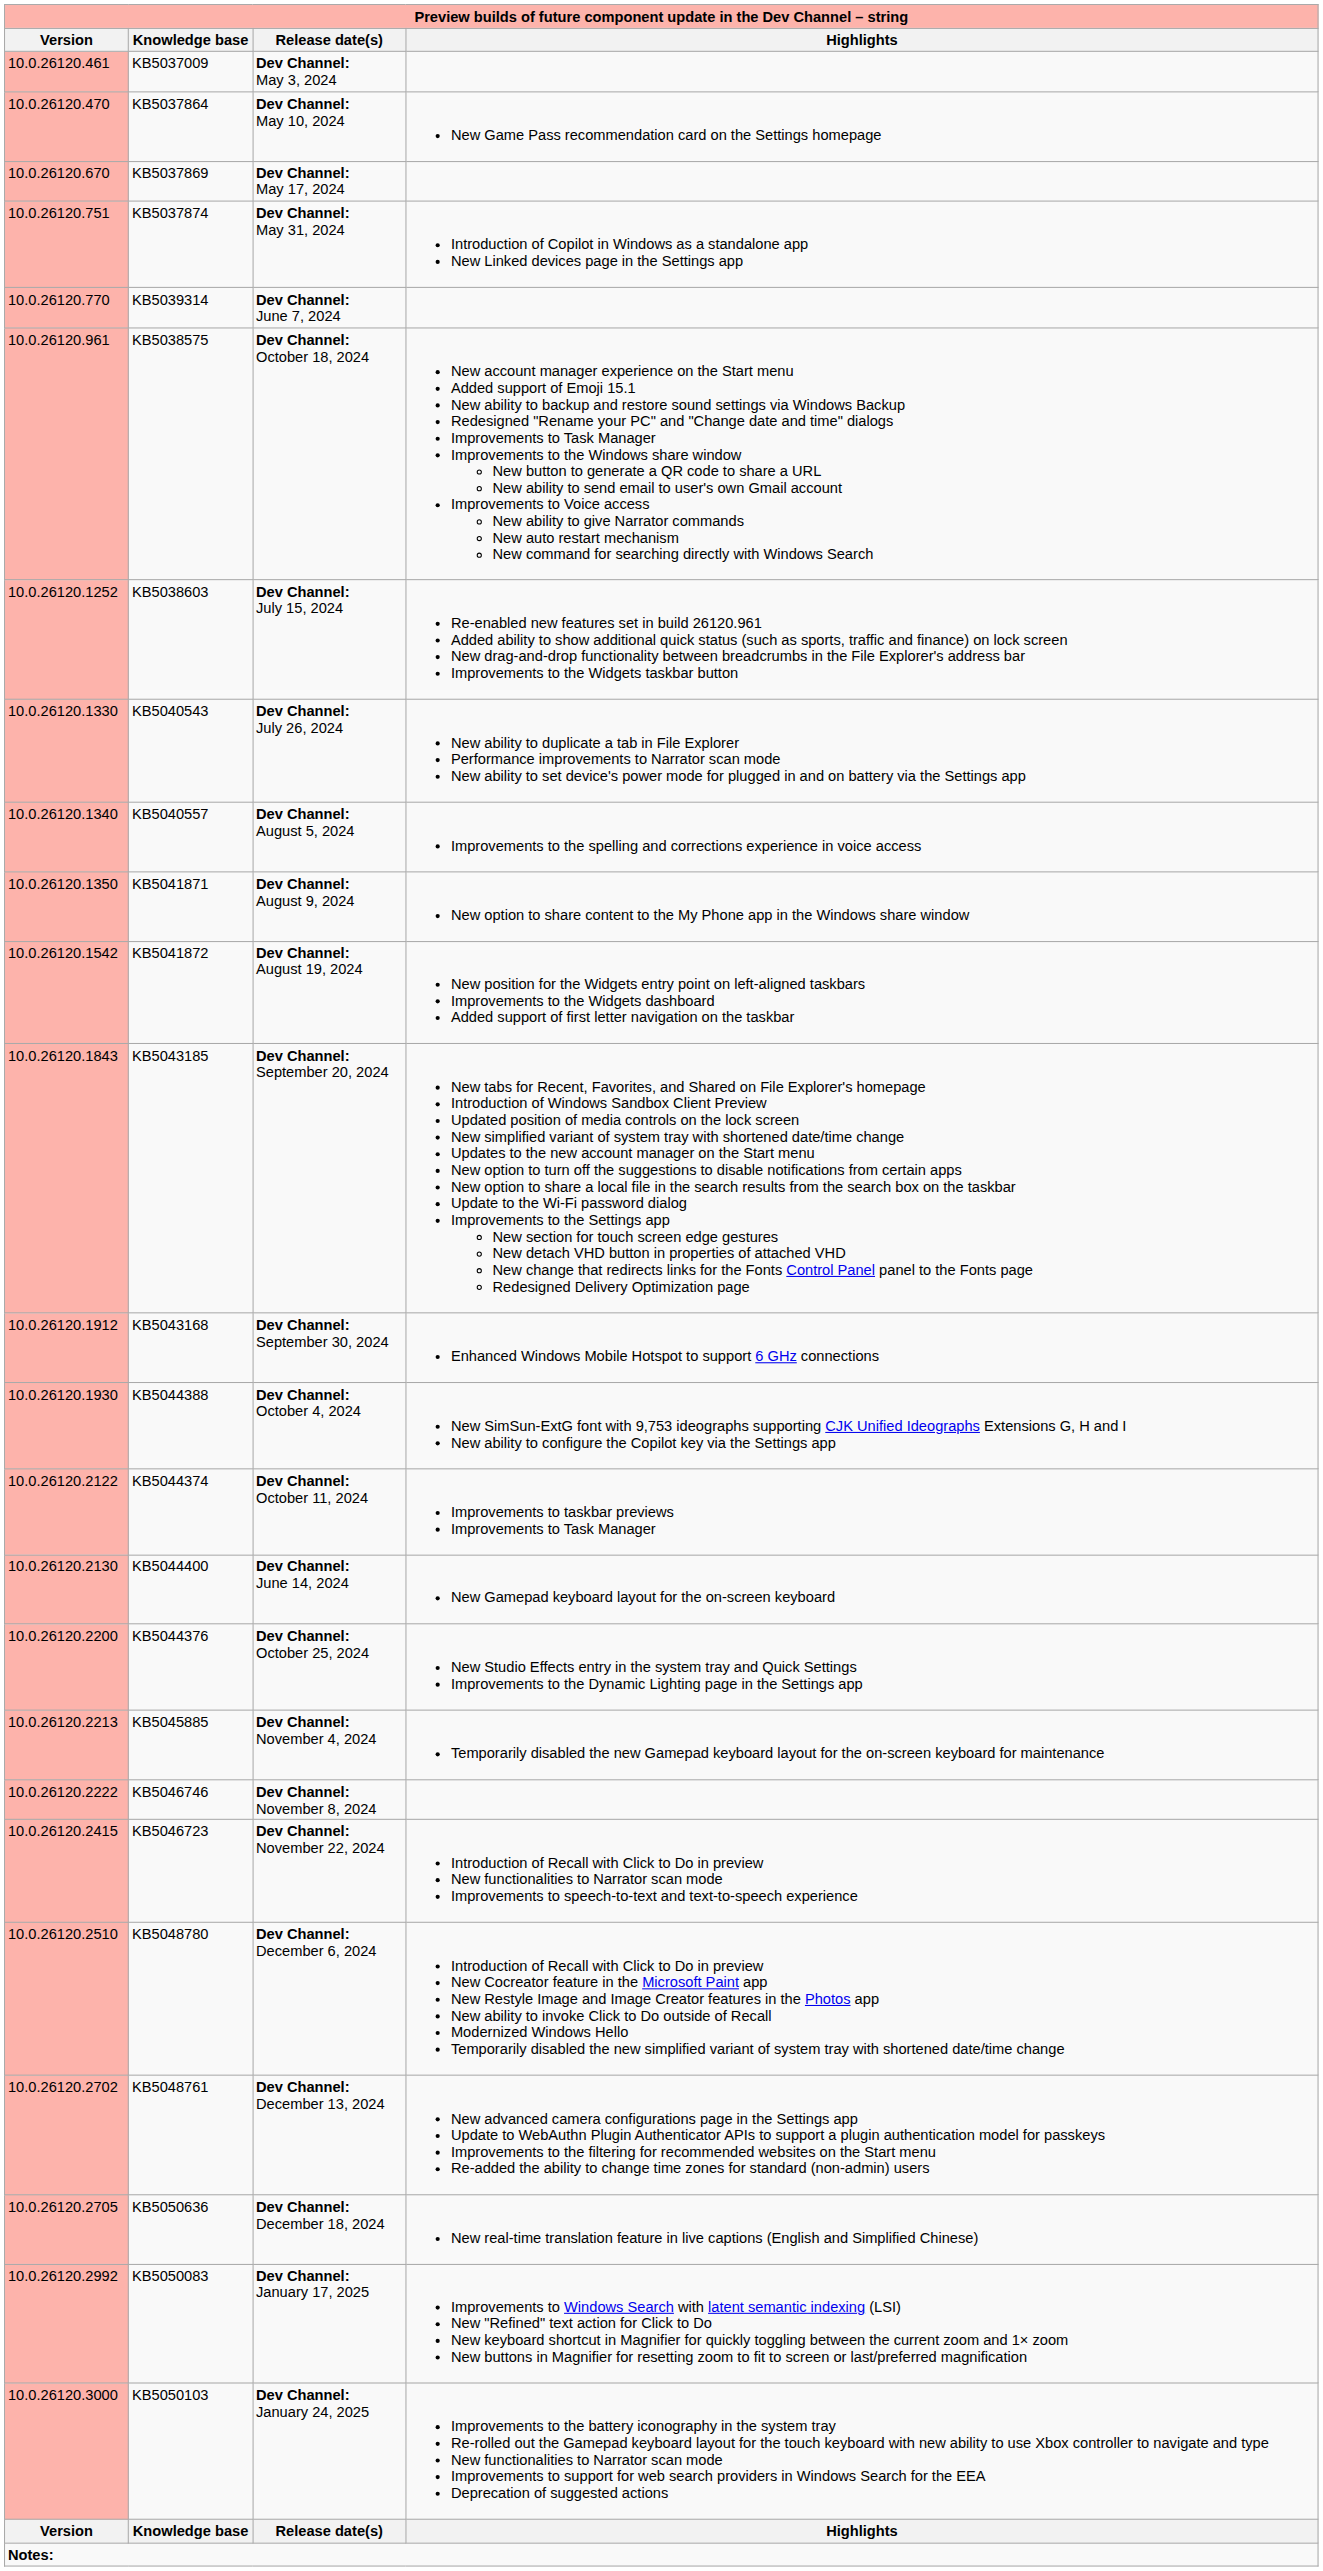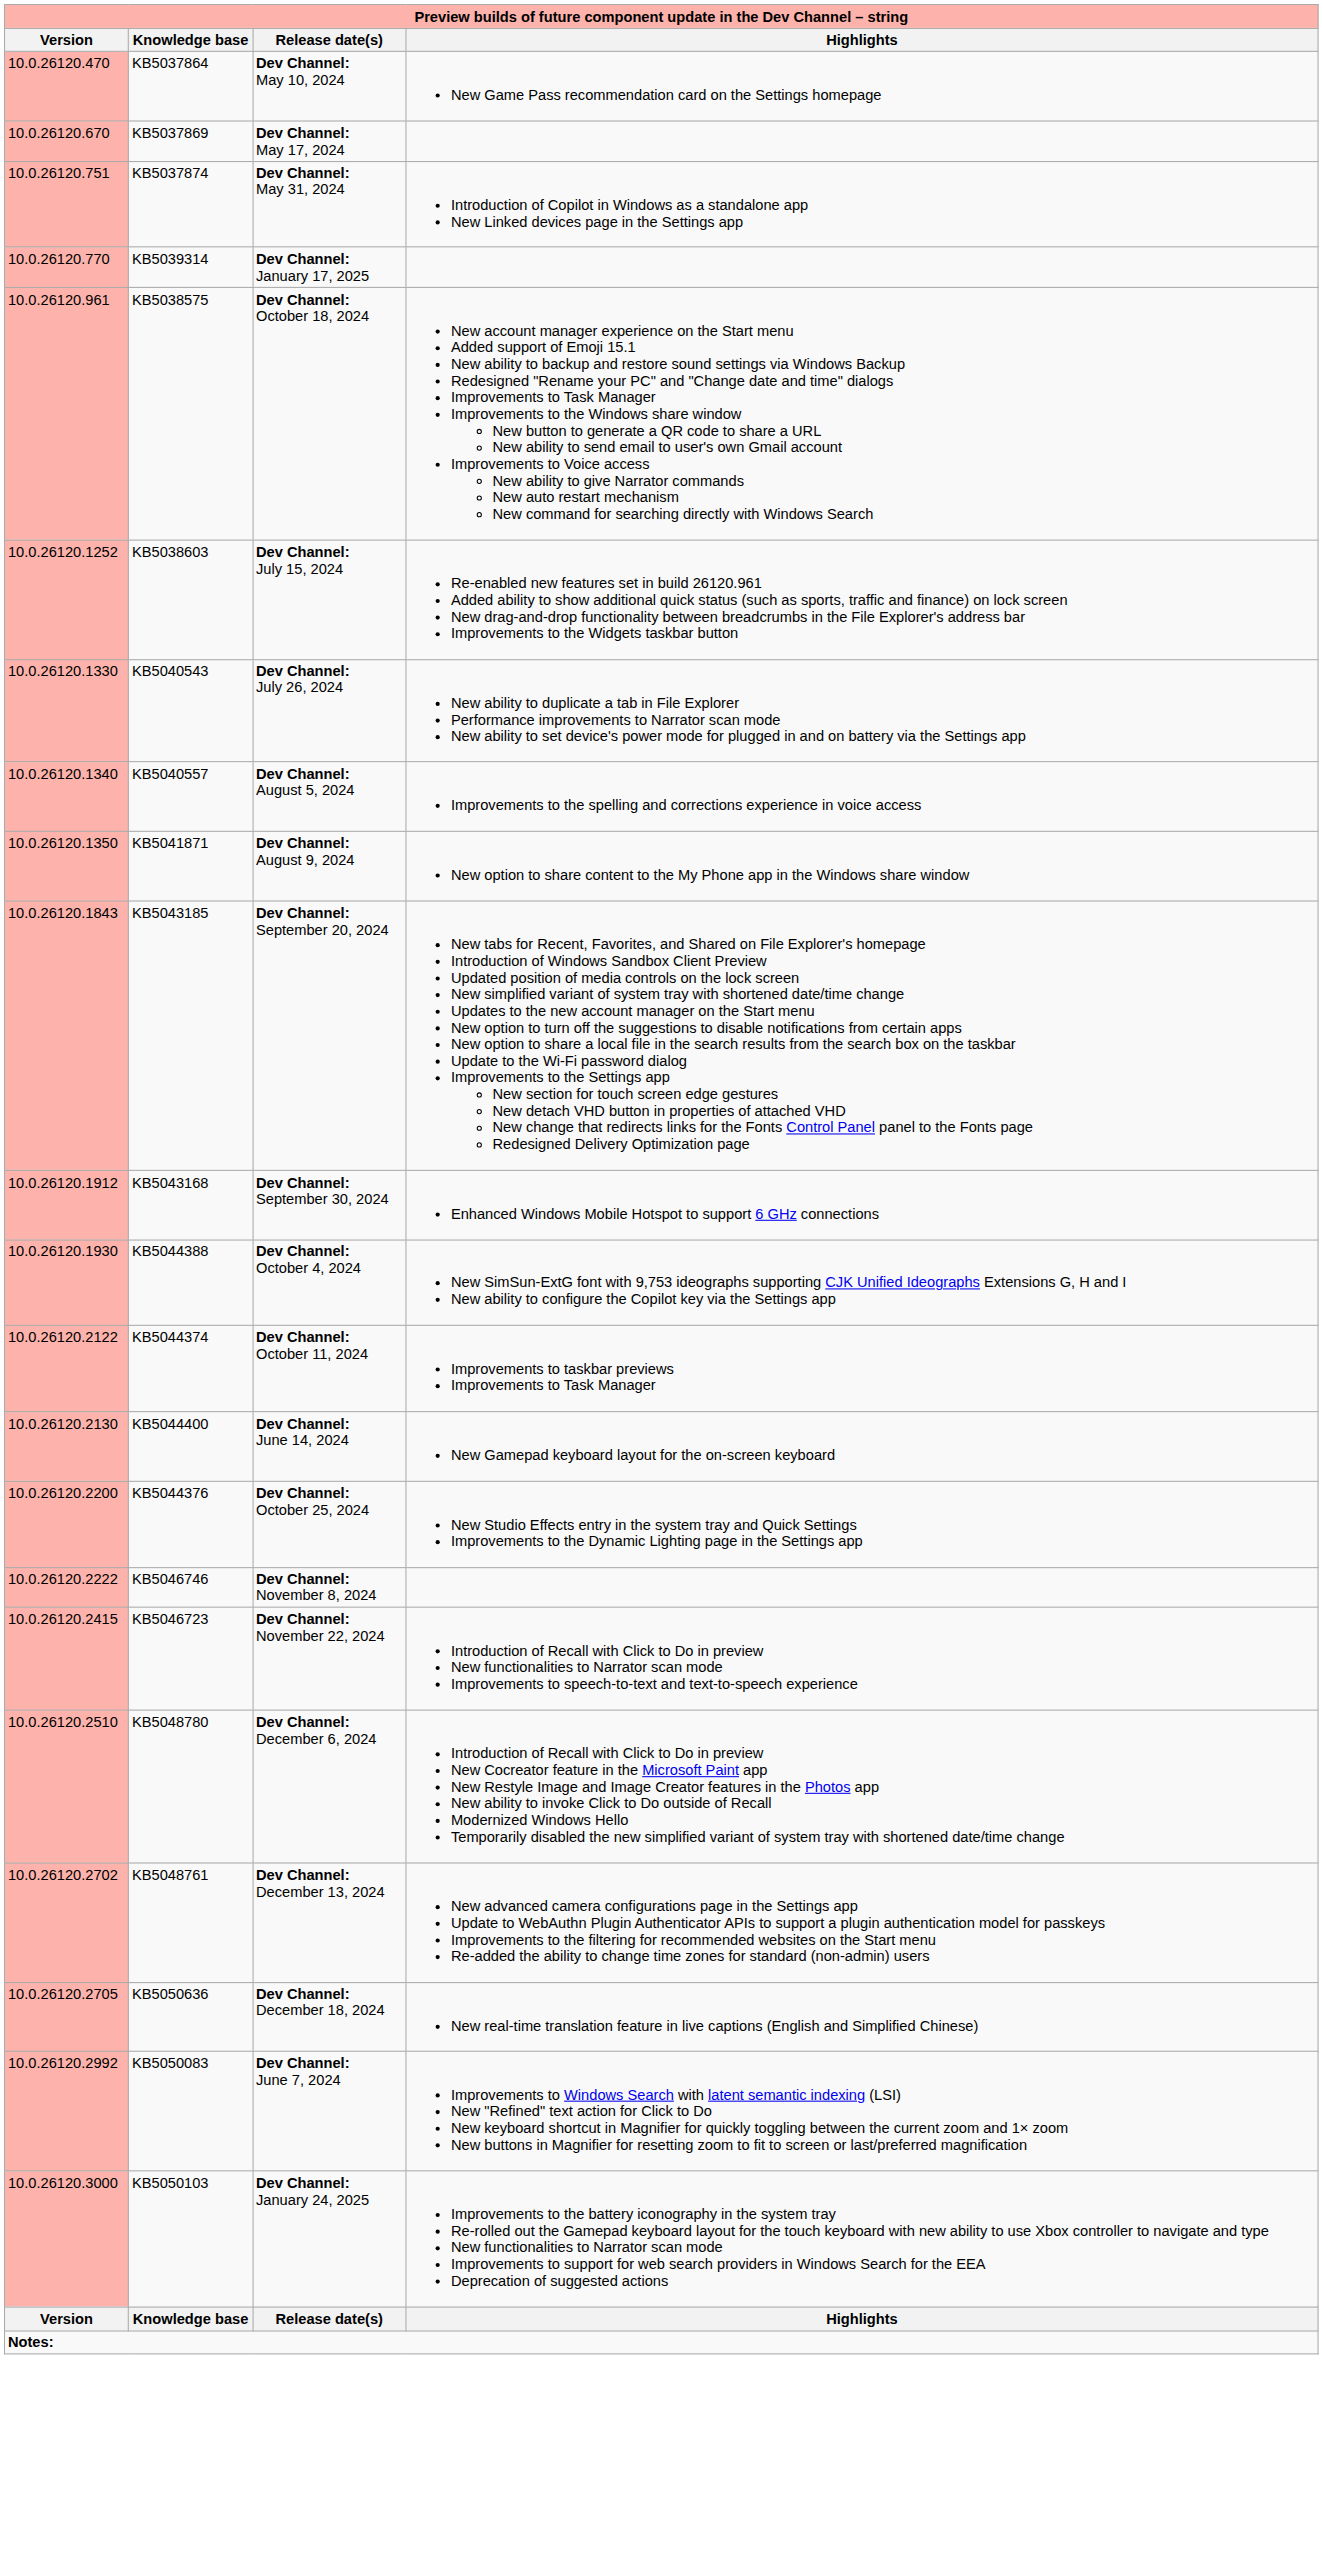- row: (170, 63)
(303, 308) Dev Channel: June 7, 2024 -> (313, 267) Dev Channel: January 17, 2025
- row: (170, 953)
- row: (170, 1722)
(313, 2284) Dev Channel: January 17, 2025 -> (303, 2072) Dev Channel: June 7, 2024
